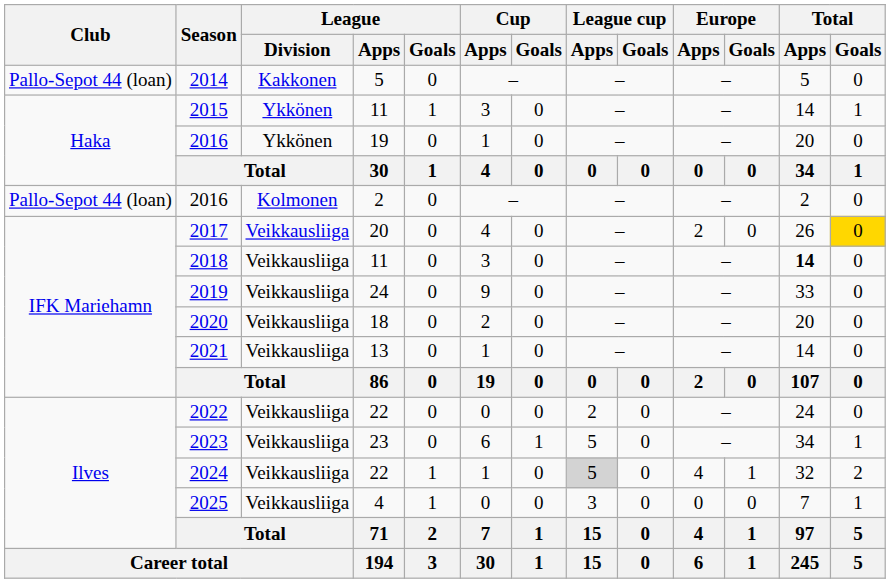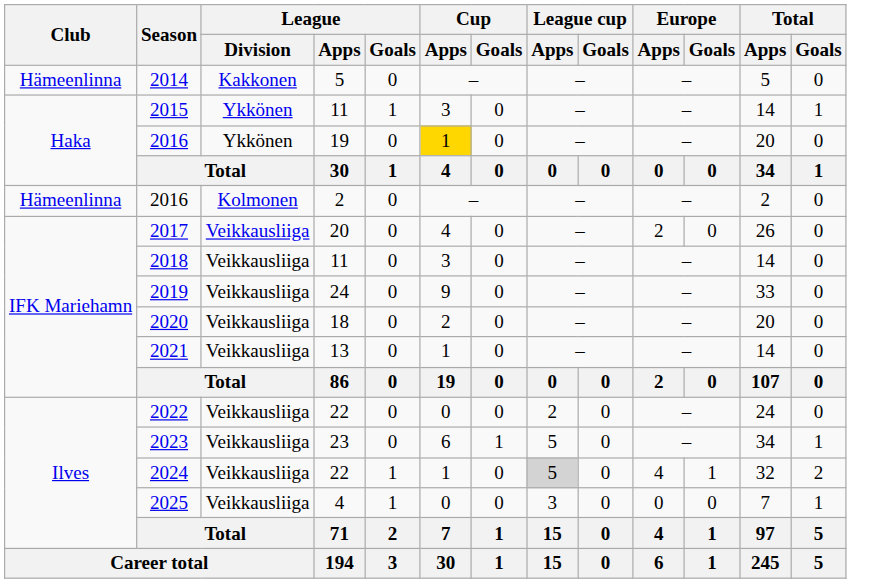(90, 79) Pallo-Sepot 44 (loan) -> (71, 79) Hämeenlinna
(486, 140) no background -> (446, 140) gold background
(90, 200) Pallo-Sepot 44 (loan) -> (71, 200) Hämeenlinna
(858, 230) gold background -> (818, 230) no background
(805, 261) bold -> (765, 261) normal
